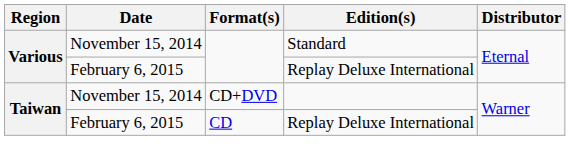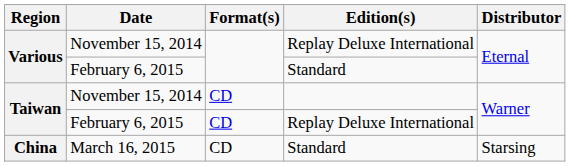(317, 43) Standard -> (381, 43) Replay Deluxe International
(381, 69) Replay Deluxe International -> (317, 69) Standard
(243, 95) CD+DVD -> (221, 95) CD
+ row: (35, 148)
